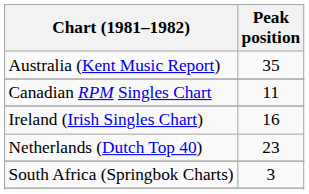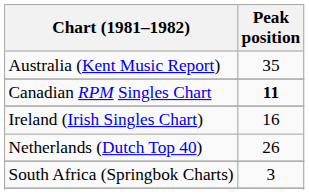(271, 92) normal -> (271, 92) bold
(271, 147) 23 -> (271, 147) 26
